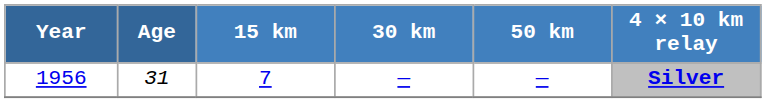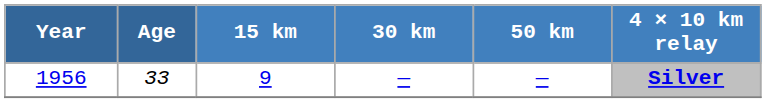(157, 80) 31 -> (157, 80) 33
(265, 80) 7 -> (265, 80) 9
